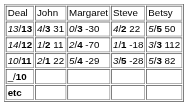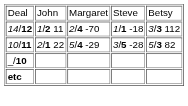- row: (20, 29)
